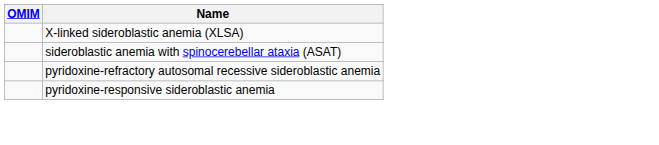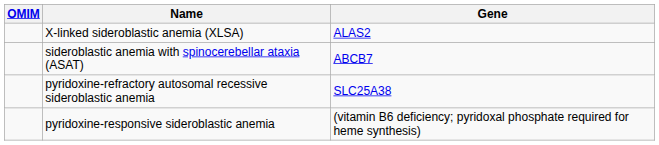+ column: (493, 14)
